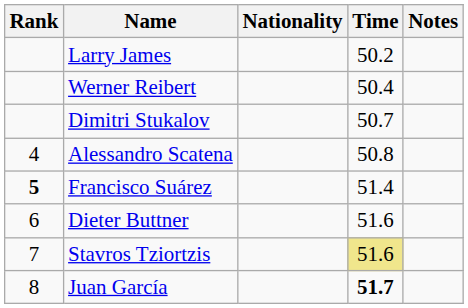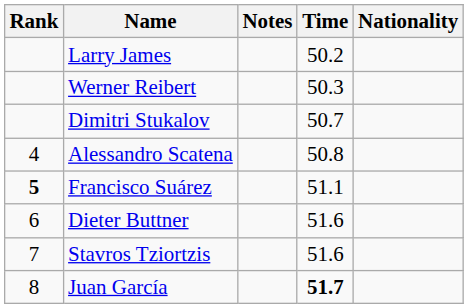columns swapped: (293, 21) <-> (433, 21)
(375, 87) 50.4 -> (325, 87) 50.3
(375, 187) 51.4 -> (325, 187) 51.1
(375, 253) khaki background -> (325, 253) no background
